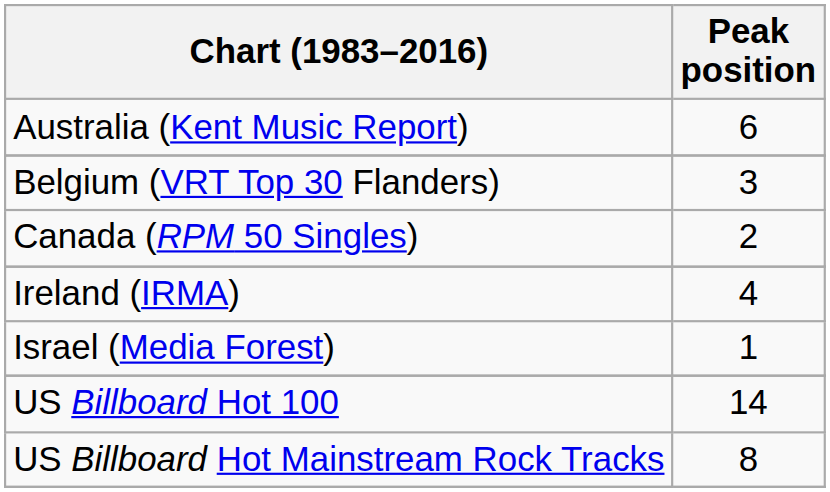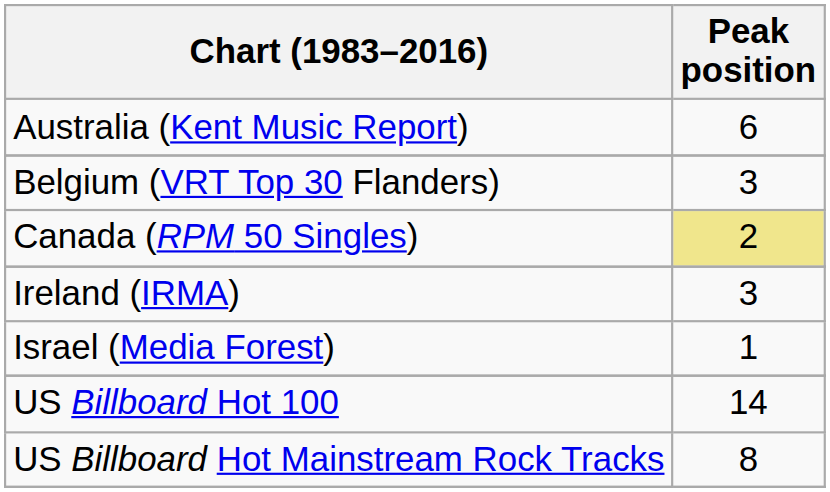(748, 237) no background -> (748, 237) khaki background
(748, 292) 4 -> (748, 292) 3
